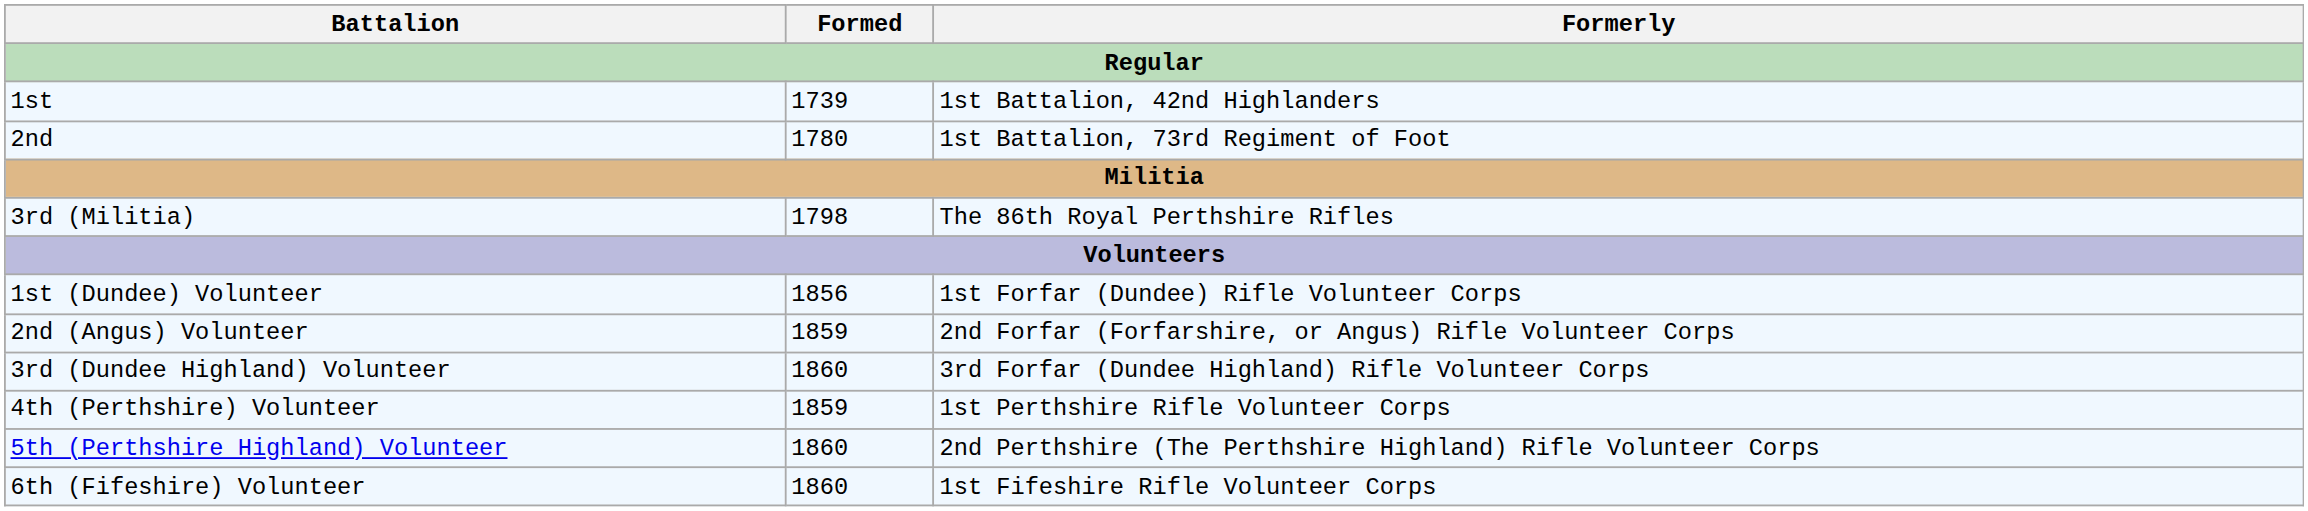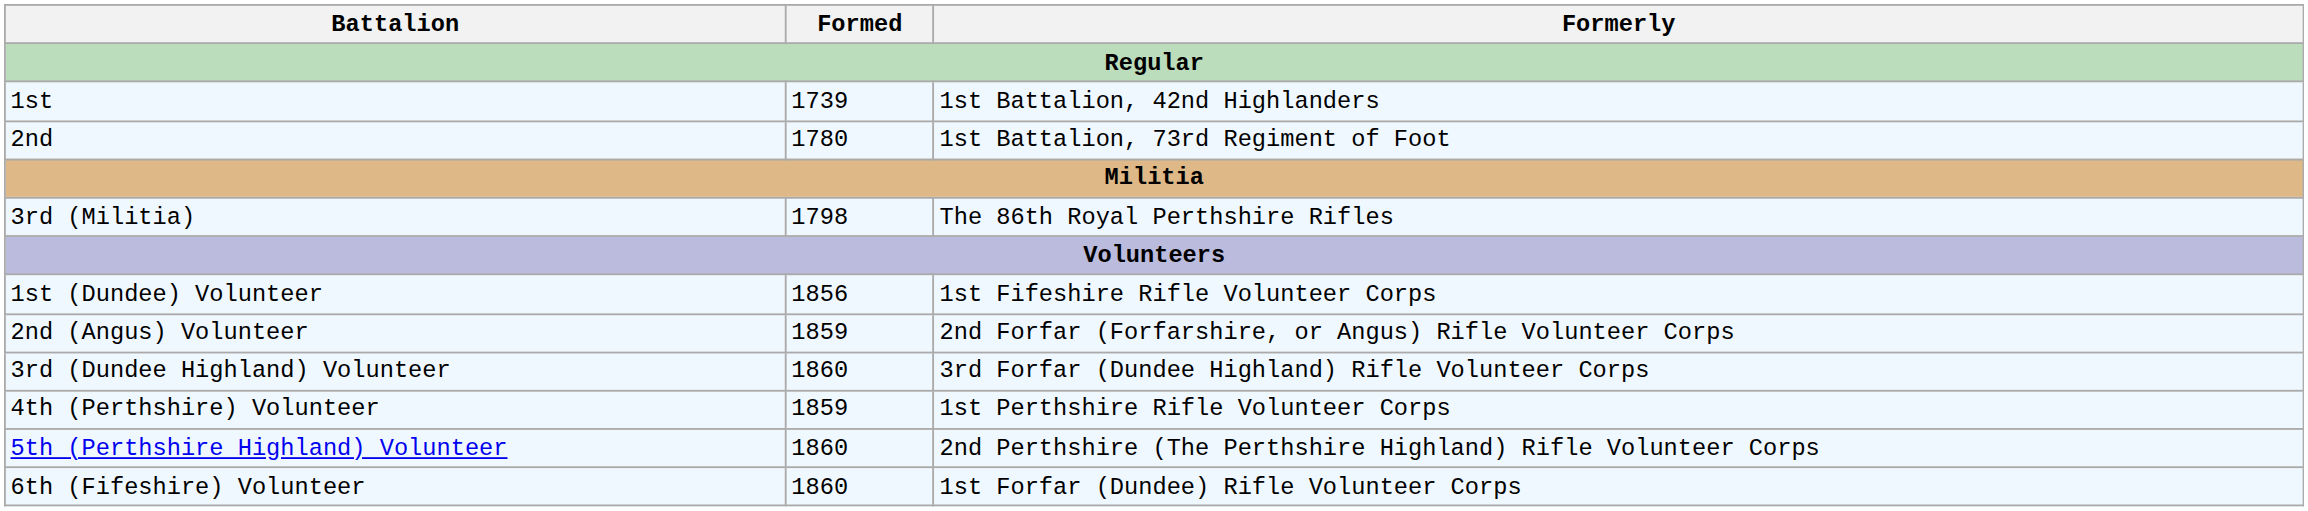(1231, 294) 1st Forfar (Dundee) Rifle Volunteer Corps -> (1188, 294) 1st Fifeshire Rifle Volunteer Corps
(1188, 487) 1st Fifeshire Rifle Volunteer Corps -> (1231, 487) 1st Forfar (Dundee) Rifle Volunteer Corps
